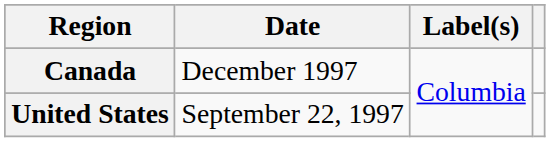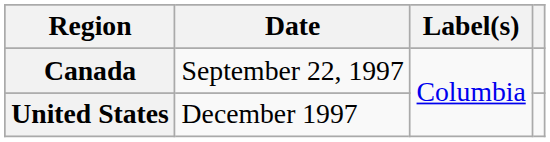(270, 70) December 1997 -> (293, 70) September 22, 1997
(293, 114) September 22, 1997 -> (270, 114) December 1997
